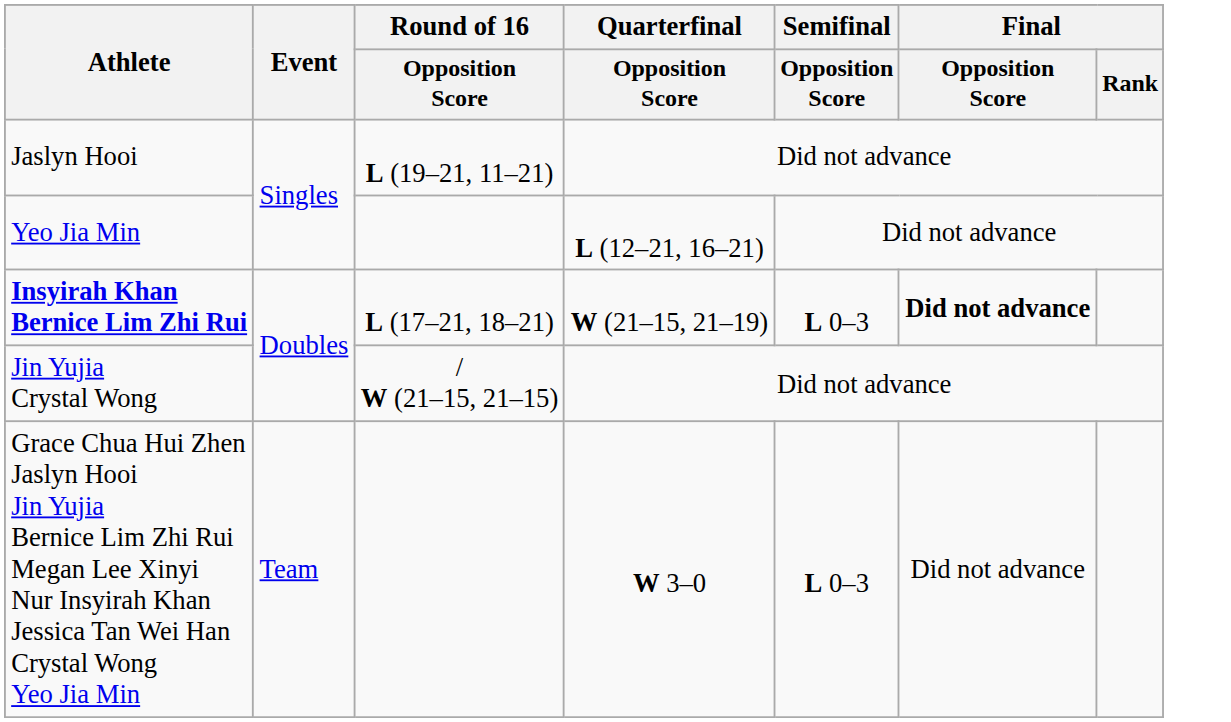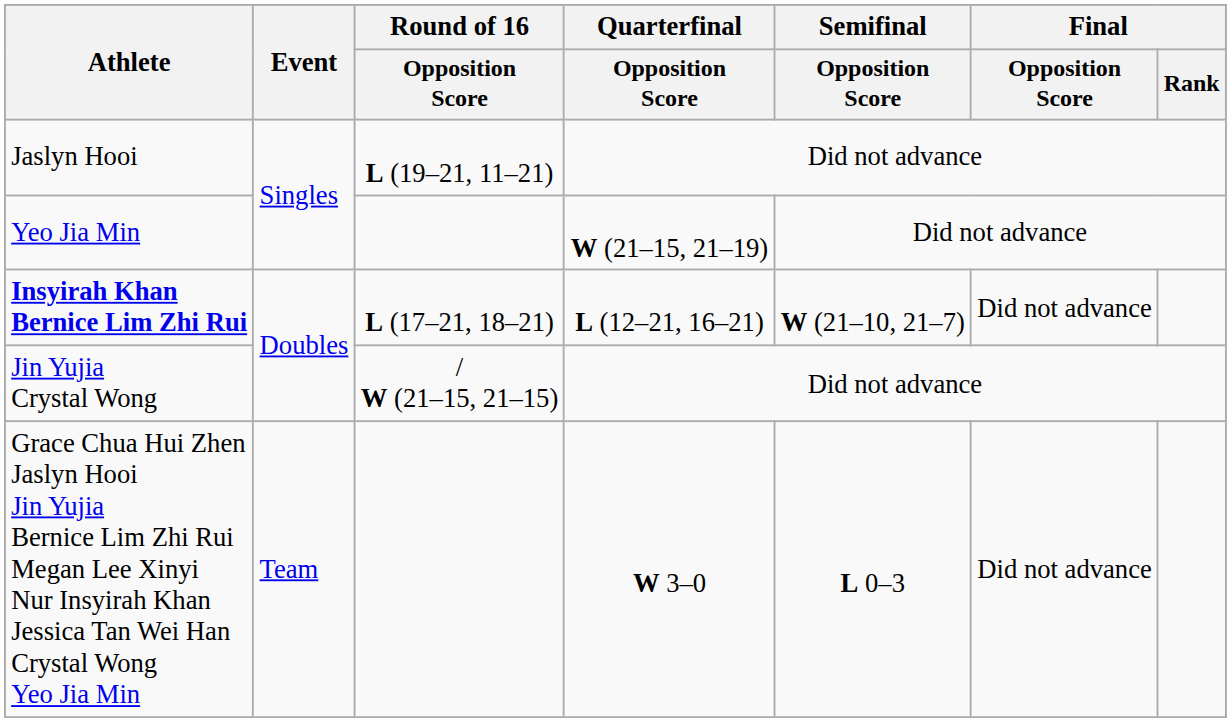(669, 248) L (12–21, 16–21) -> (669, 248) W (21–15, 21–19)
(669, 323) W (21–15, 21–19) -> (669, 323) L (12–21, 16–21)
(837, 323) L 0–3 -> (873, 323) W (21–10, 21–7)
(998, 307) bold -> (1065, 307) normal
